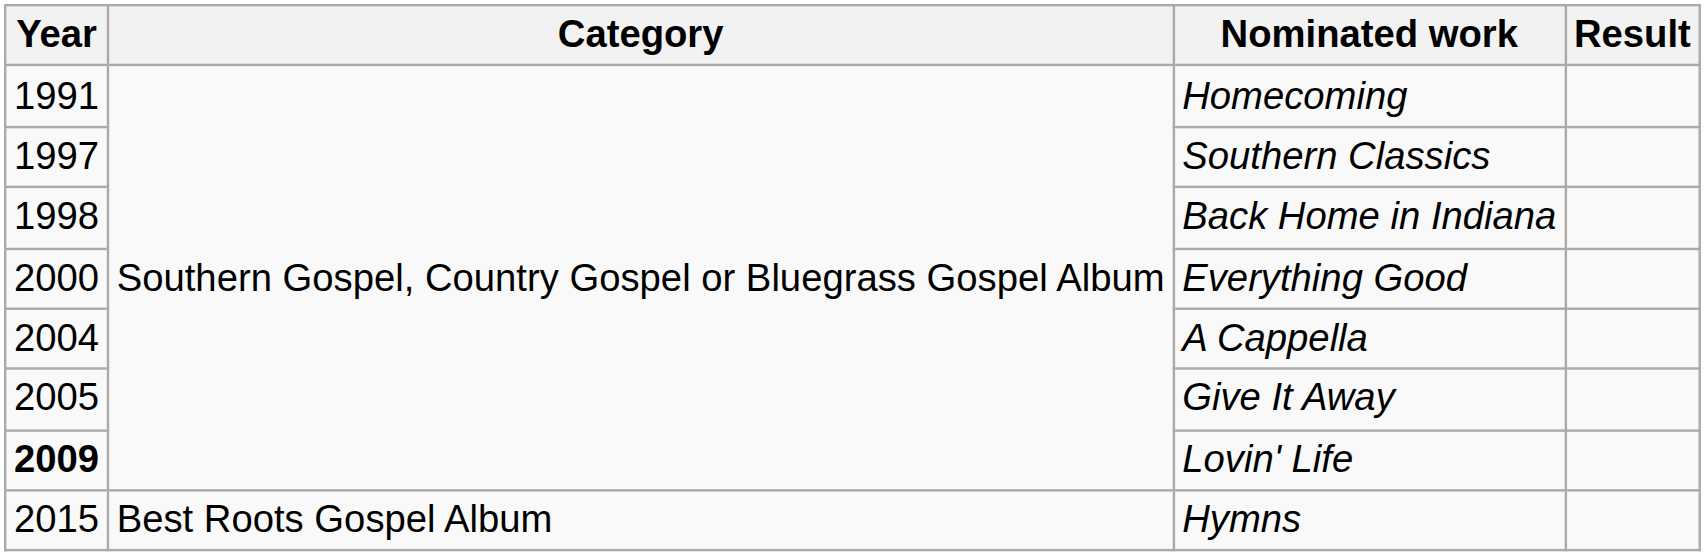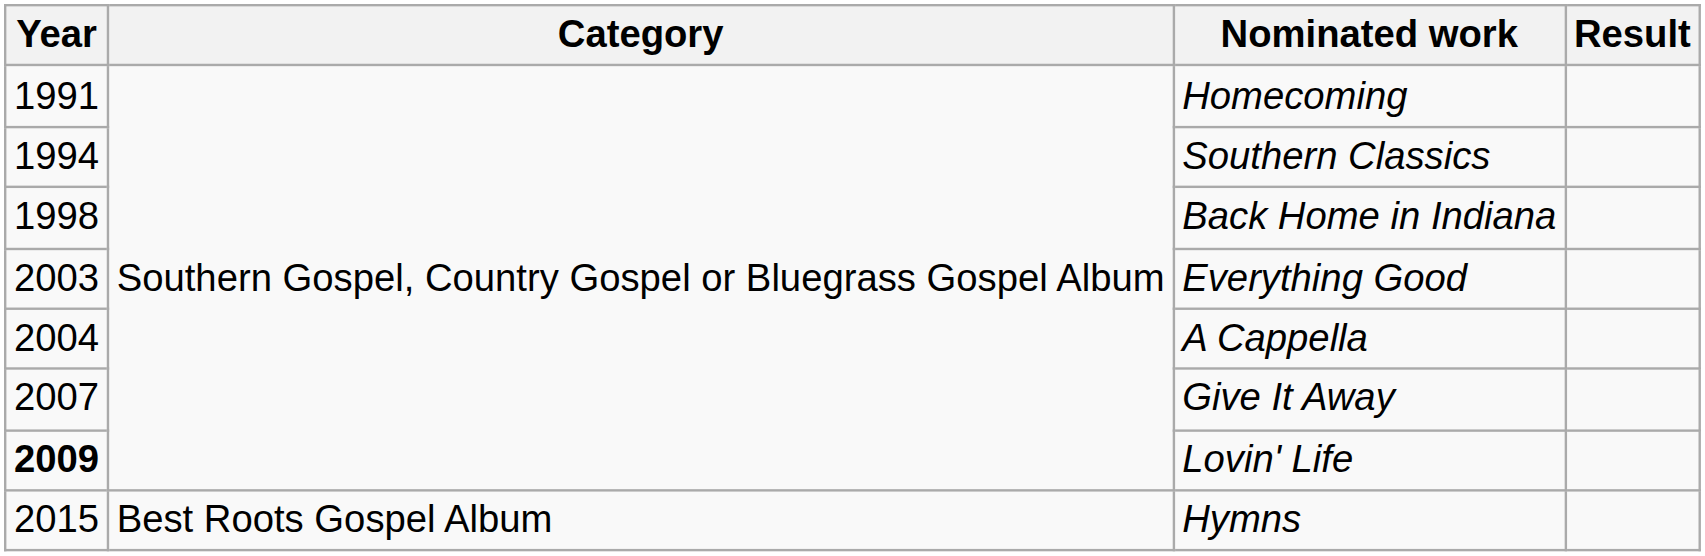(57, 156) 1997 -> (57, 156) 1994
(57, 277) 2000 -> (57, 277) 2003
(57, 398) 2005 -> (57, 398) 2007
